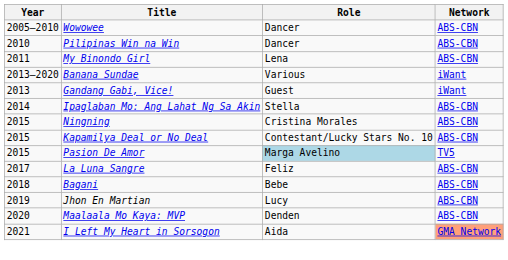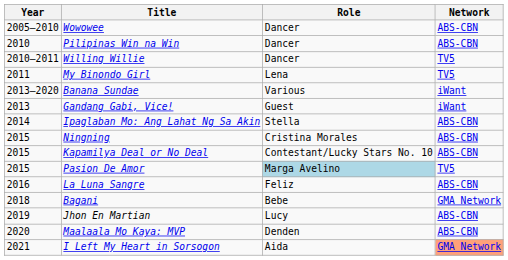+ row: (104, 59)
(458, 59) ABS-CBN -> (446, 75) TV5
(18, 169) 2017 -> (18, 185) 2016
(458, 185) ABS-CBN -> (469, 200) GMA Network
